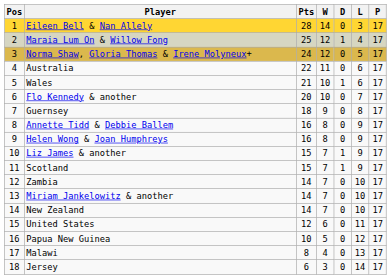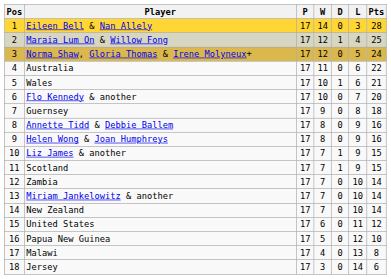columns swapped: (378, 11) <-> (306, 11)
